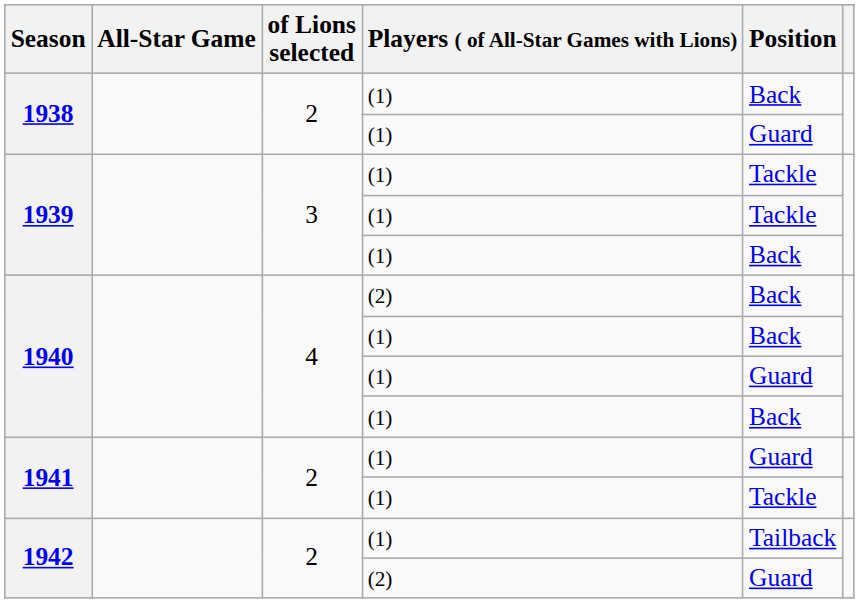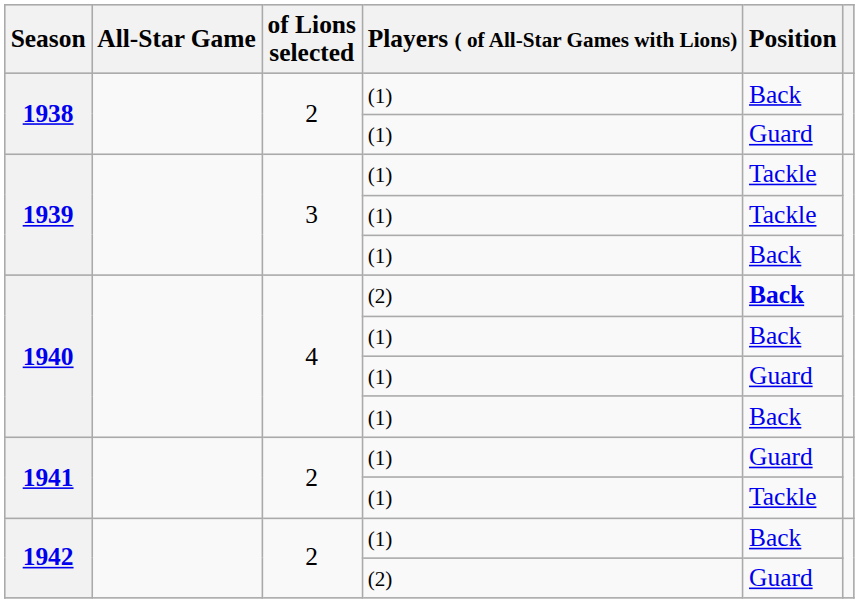(775, 295) normal -> (777, 295) bold
(793, 537) Tailback -> (775, 537) Back
